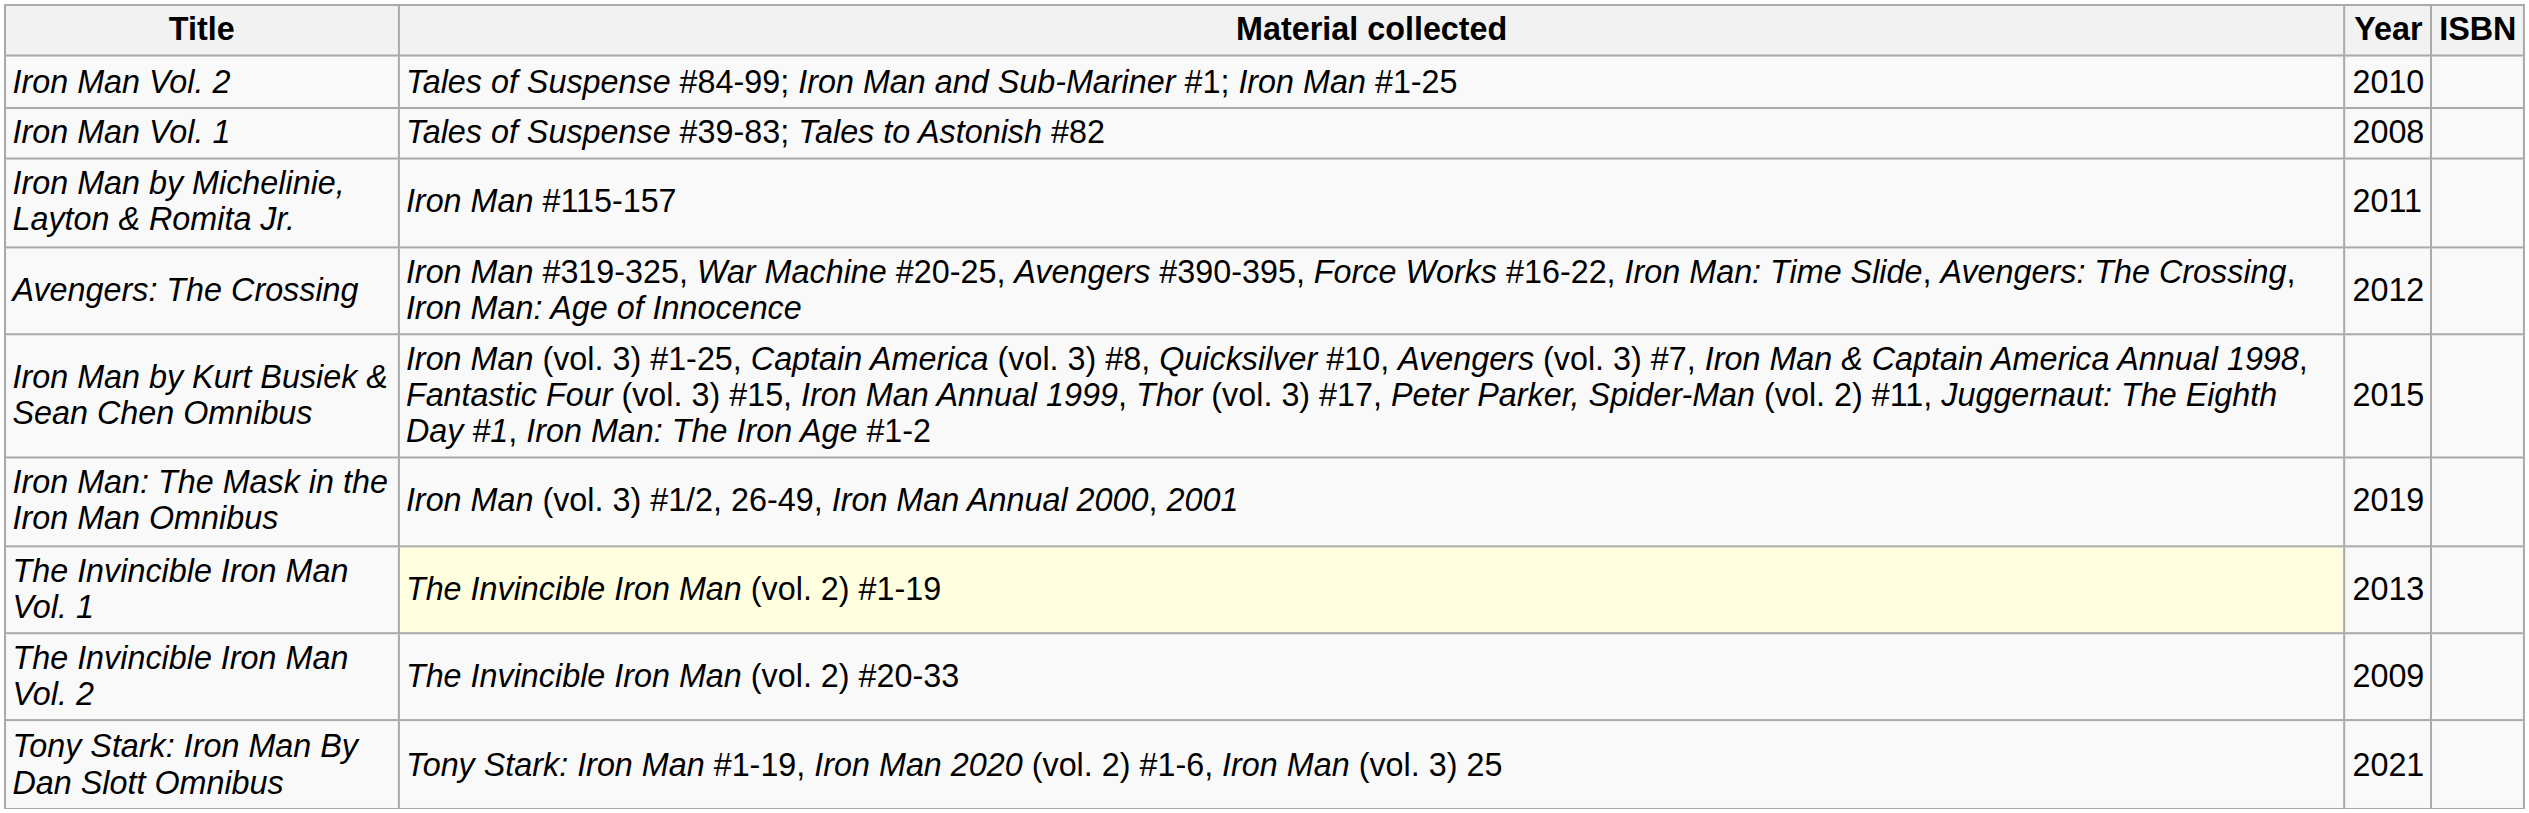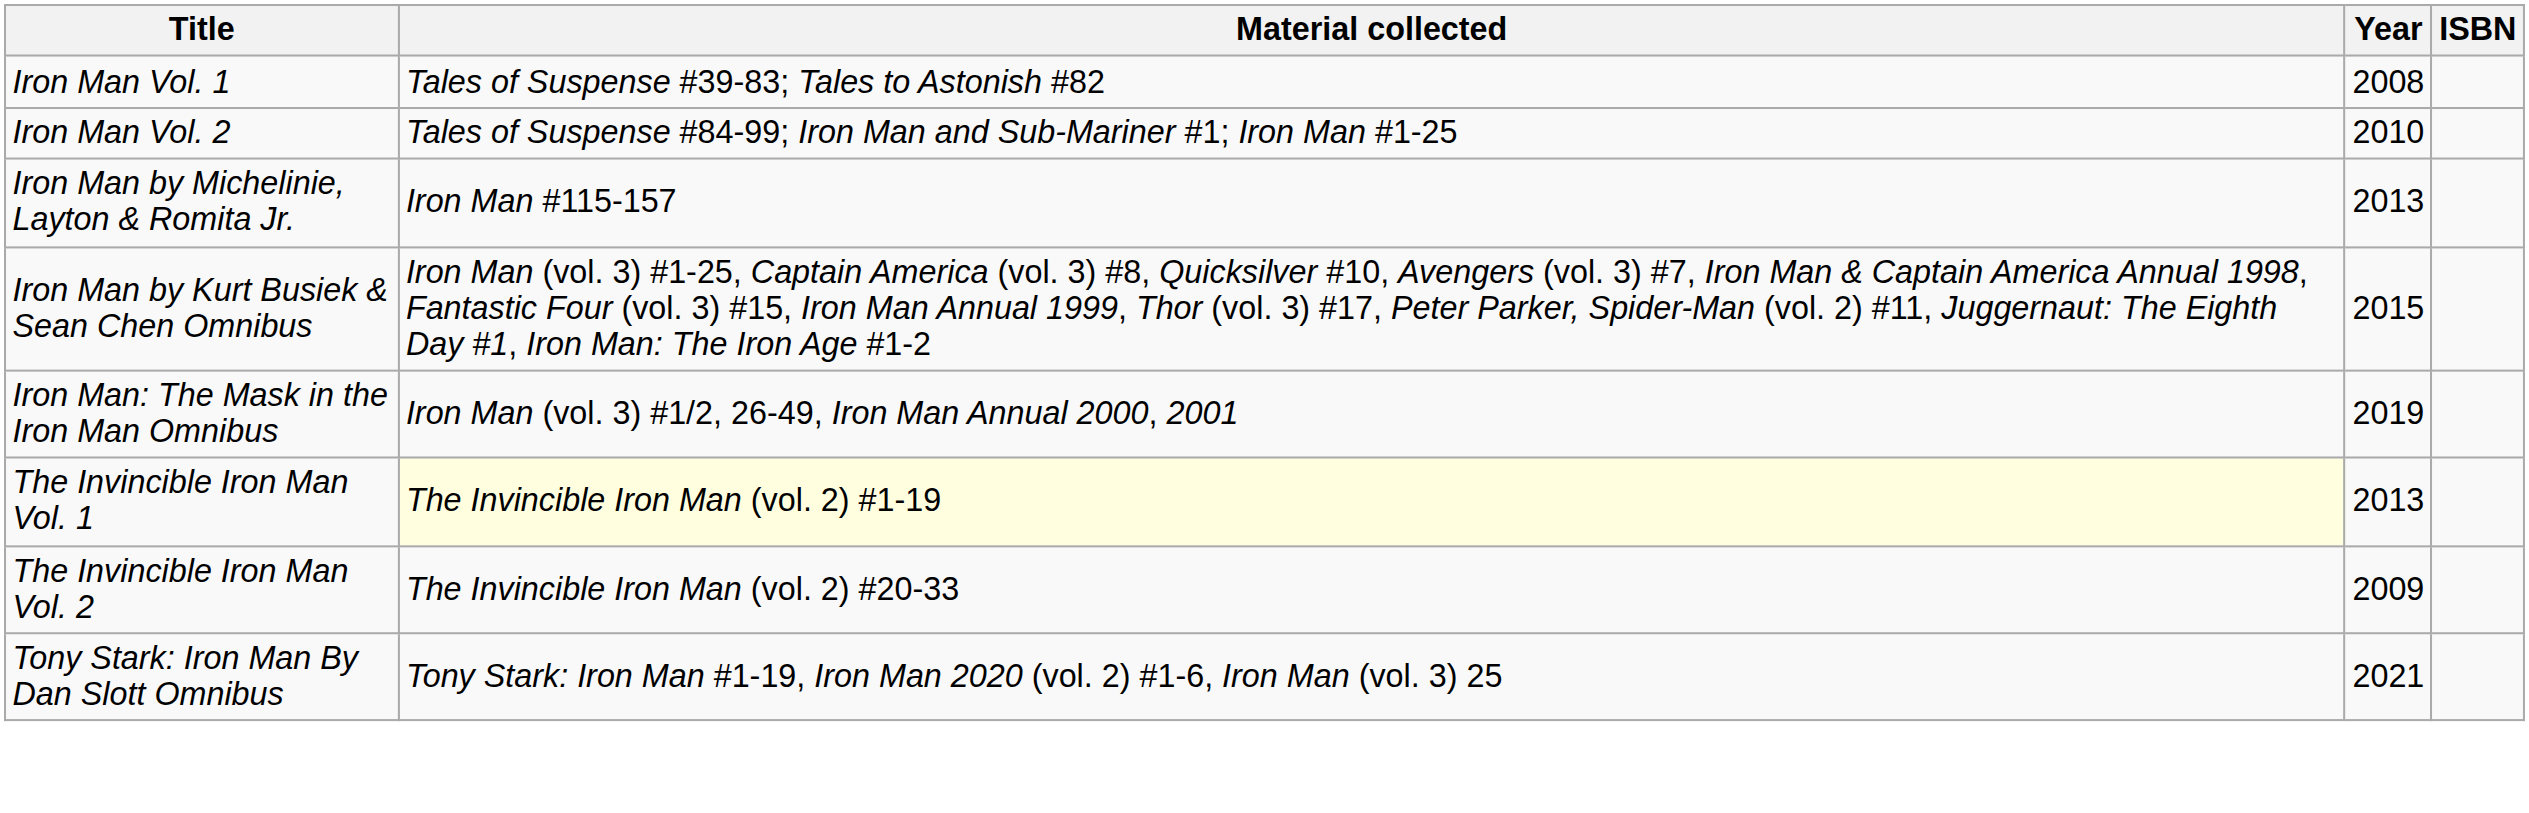rows swapped: (121, 132) <-> (121, 81)
(2387, 202) 2011 -> (2388, 202) 2013
- row: (186, 289)
